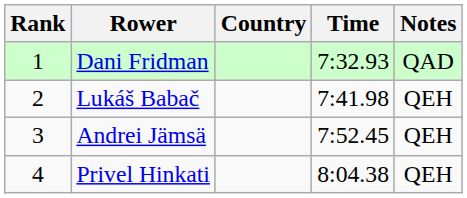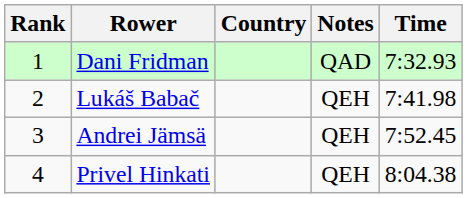columns swapped: (353, 23) <-> (428, 23)
